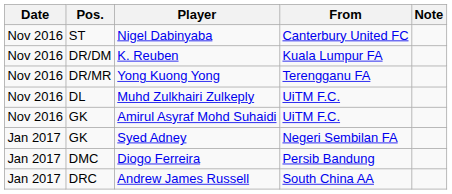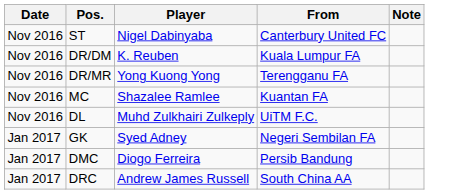+ row: (168, 96)
- row: (197, 117)
